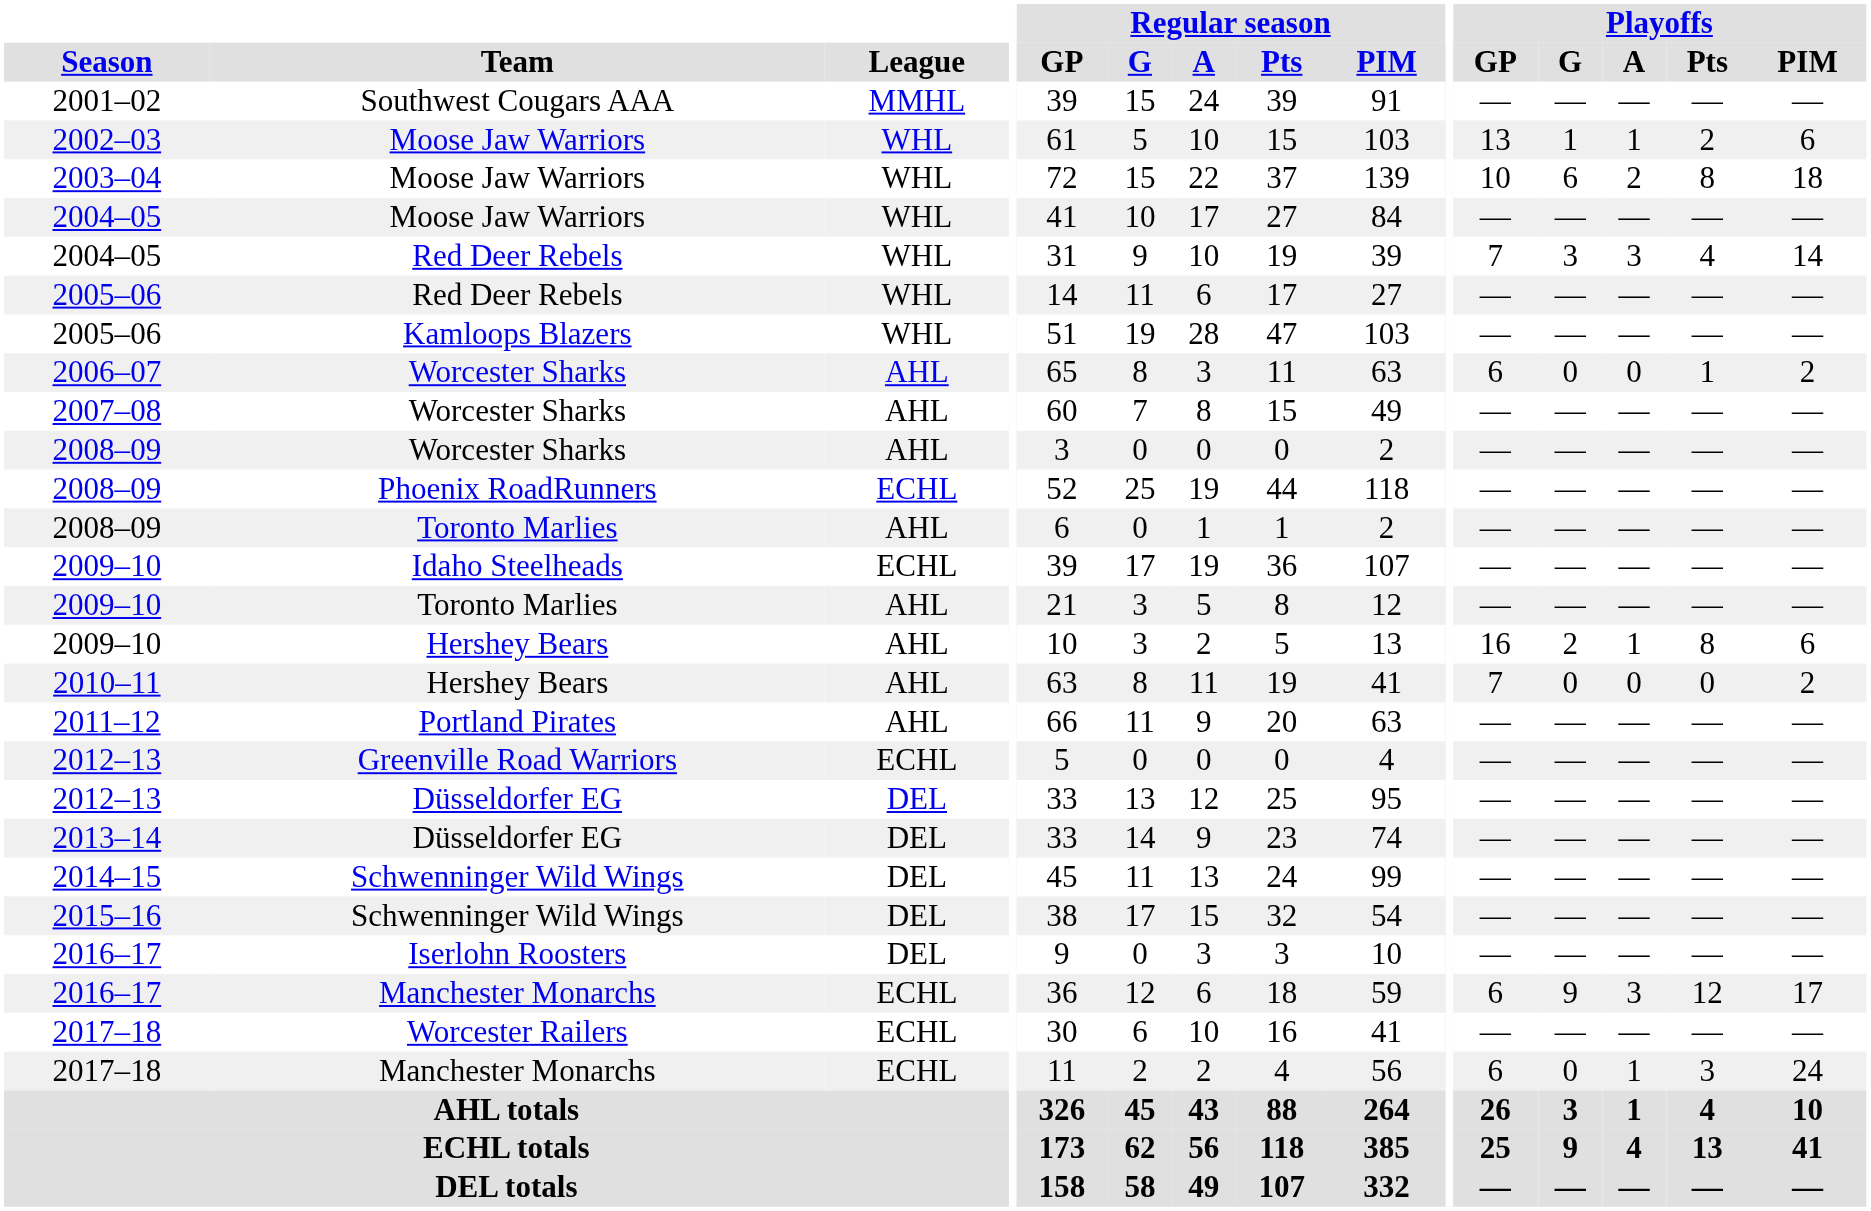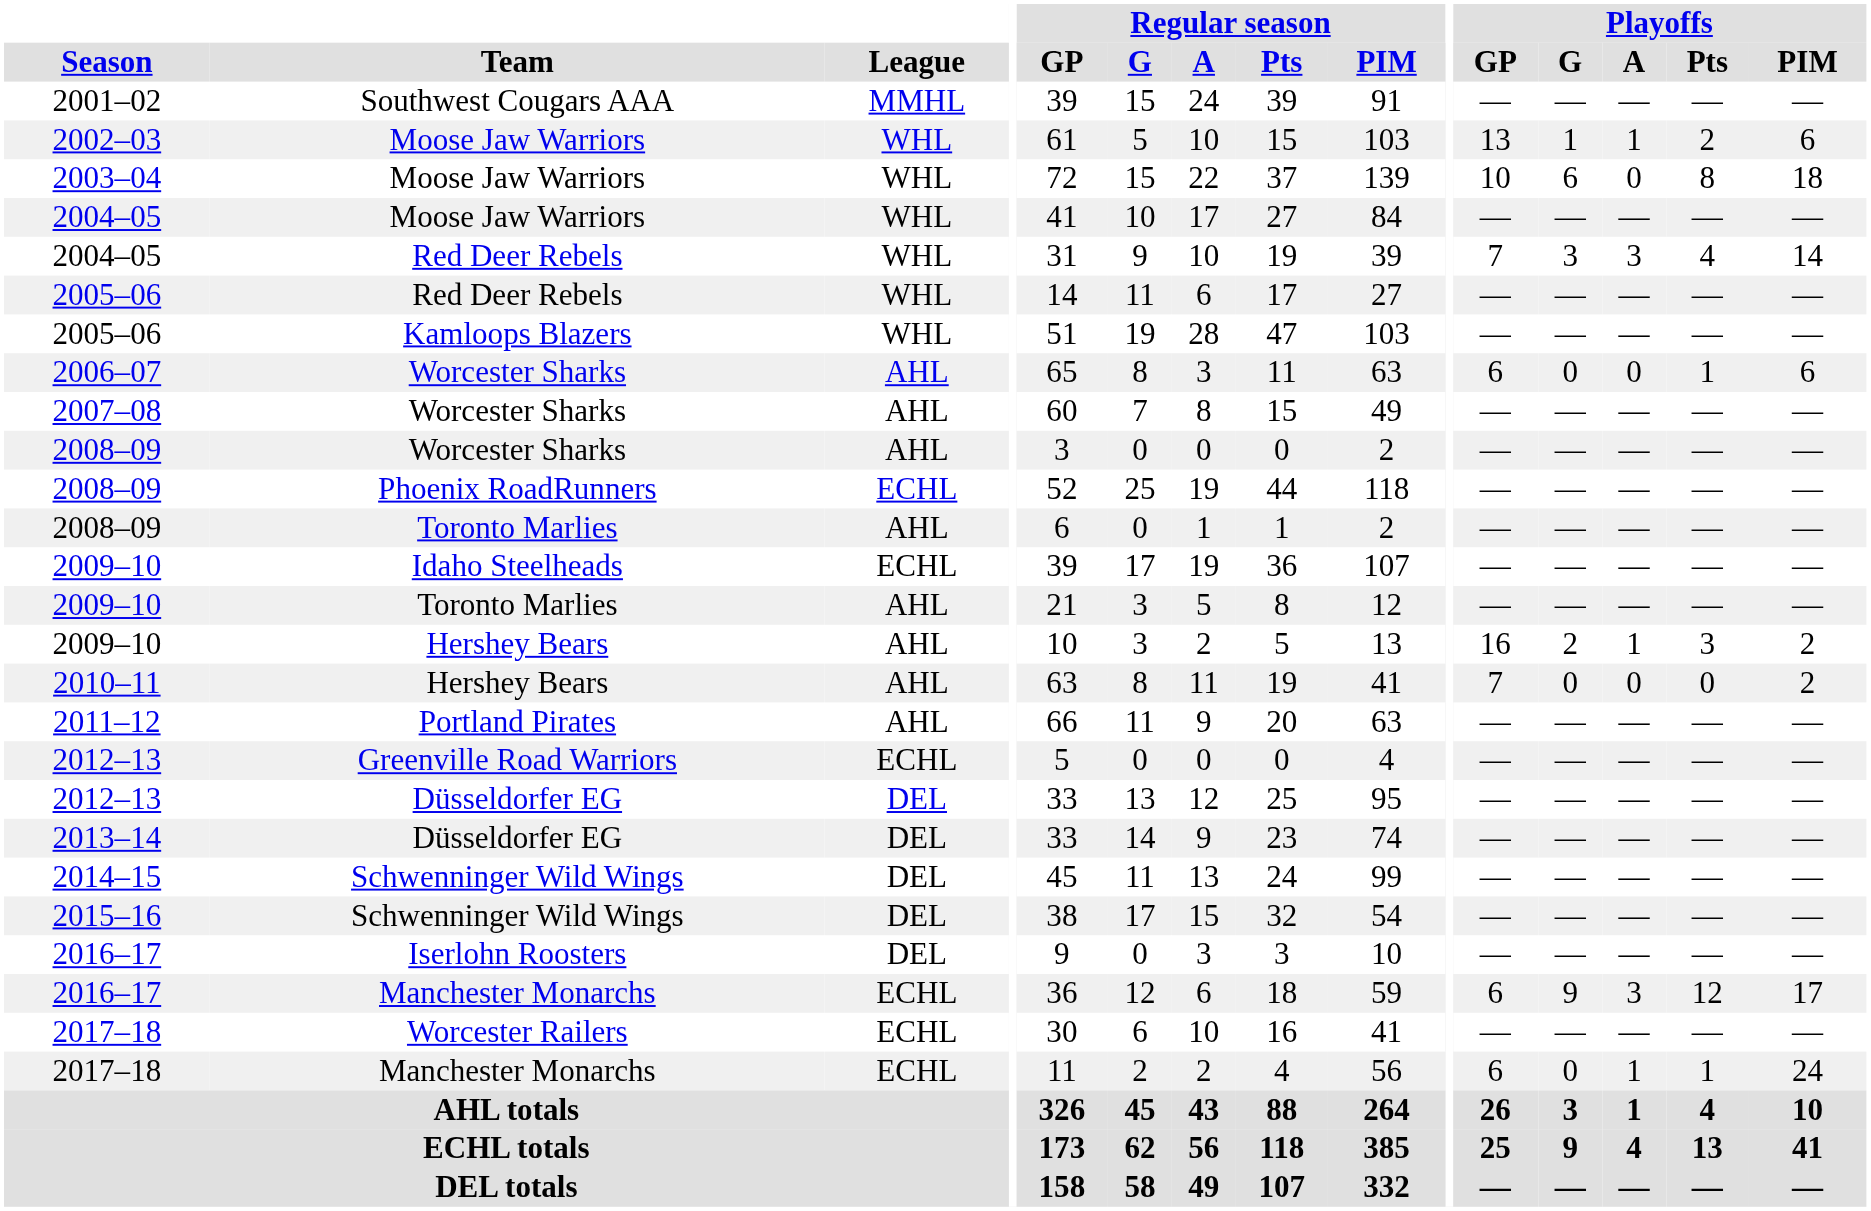(1634, 178) 2 -> (1634, 178) 0
(1808, 372) 2 -> (1808, 372) 6
(1707, 643) 8 -> (1707, 643) 3
(1808, 643) 6 -> (1808, 643) 2
(1707, 1070) 3 -> (1707, 1070) 1
